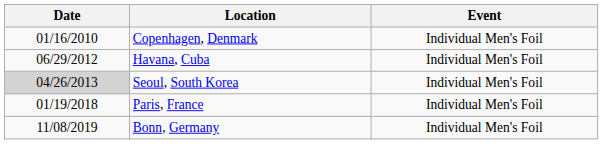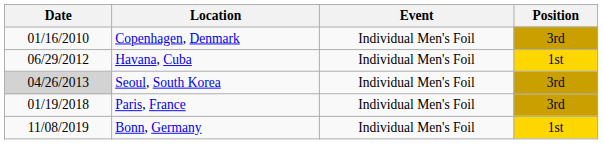+ column: (556, 16)
